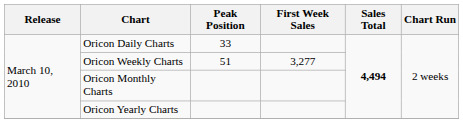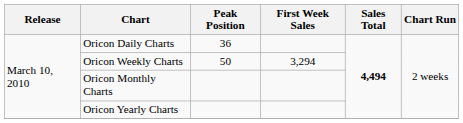(225, 43) 33 -> (225, 43) 36
(225, 61) 51 -> (225, 61) 50
(303, 61) 3,277 -> (303, 61) 3,294
